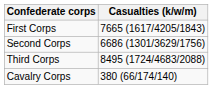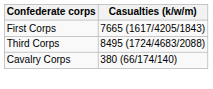- row: (39, 44)
